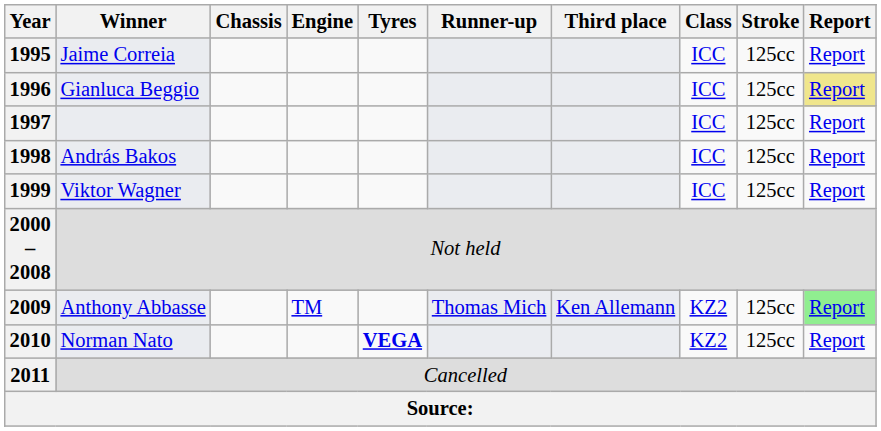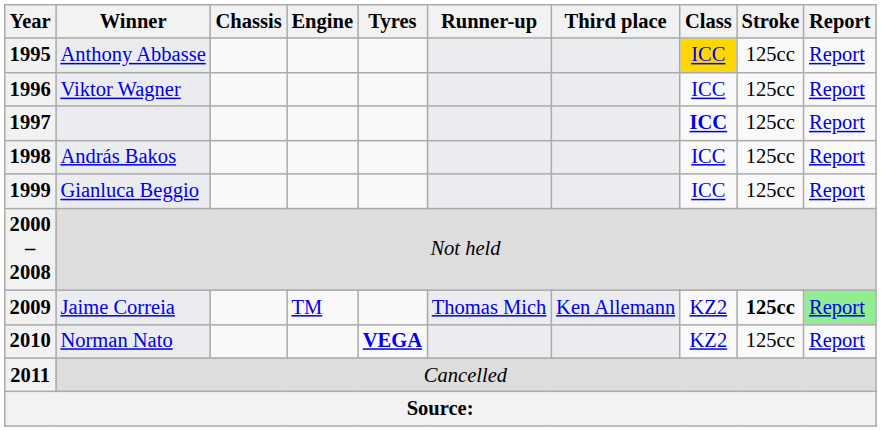(118, 54) Jaime Correia -> (133, 54) Anthony Abbasse
(708, 54) no background -> (708, 54) gold background
(130, 88) Gianluca Beggio -> (121, 88) Viktor Wagner
(837, 88) khaki background -> (837, 88) no background
(708, 122) normal -> (708, 122) bold
(121, 190) Viktor Wagner -> (130, 190) Gianluca Beggio
(133, 306) Anthony Abbasse -> (118, 306) Jaime Correia
(770, 306) normal -> (770, 306) bold
